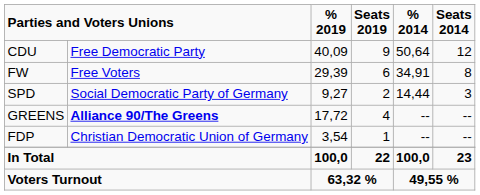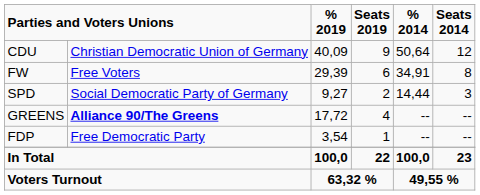(138, 51) Free Democratic Party -> (189, 51) Christian Democratic Union of Germany
(189, 136) Christian Democratic Union of Germany -> (138, 136) Free Democratic Party
